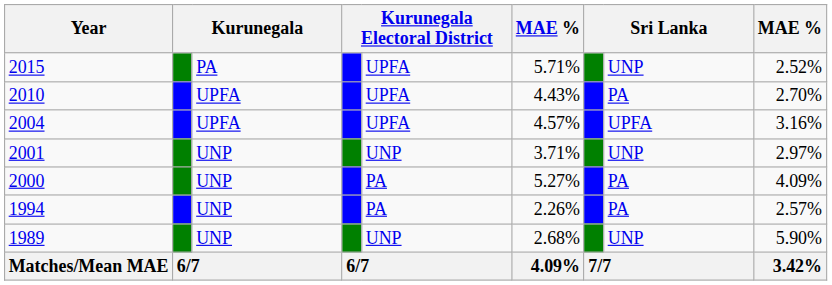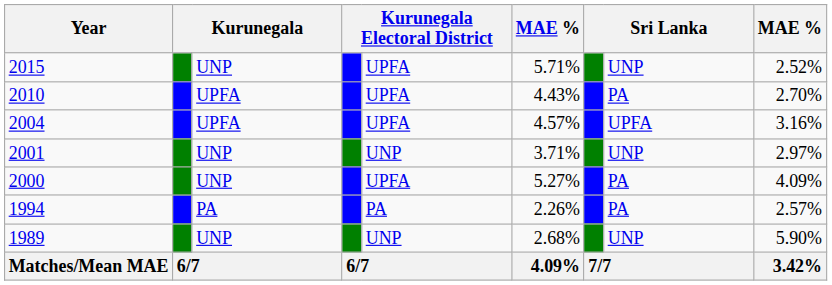(207, 67) PA -> (214, 67) UNP
(376, 180) PA -> (388, 180) UPFA
(214, 209) UNP -> (207, 209) PA
